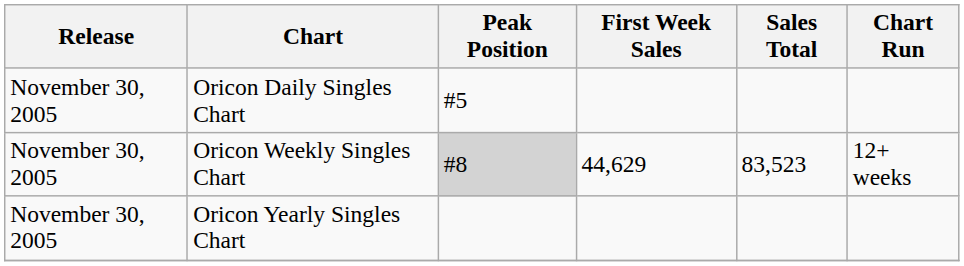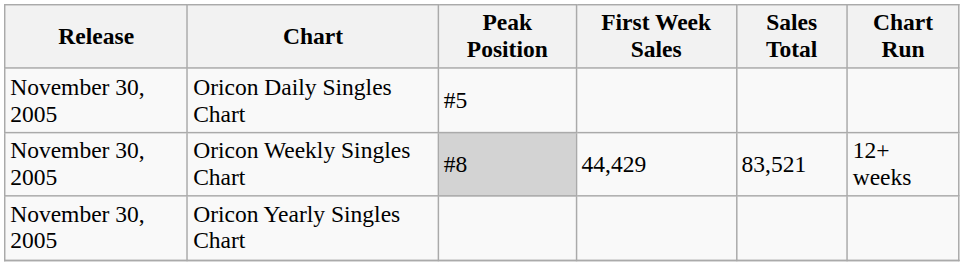(614, 163) 44,629 -> (614, 163) 44,429
(774, 163) 83,523 -> (774, 163) 83,521
